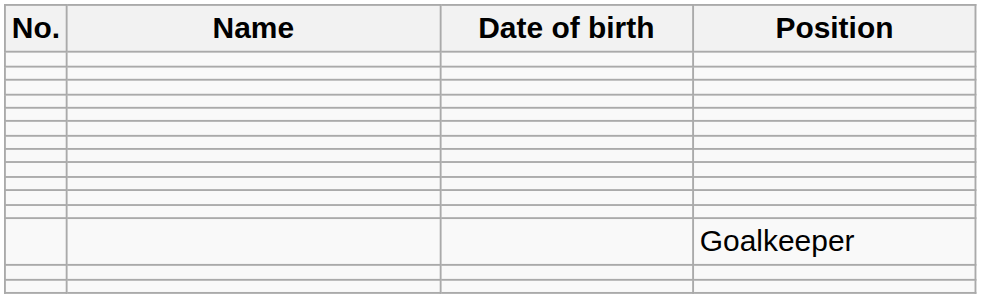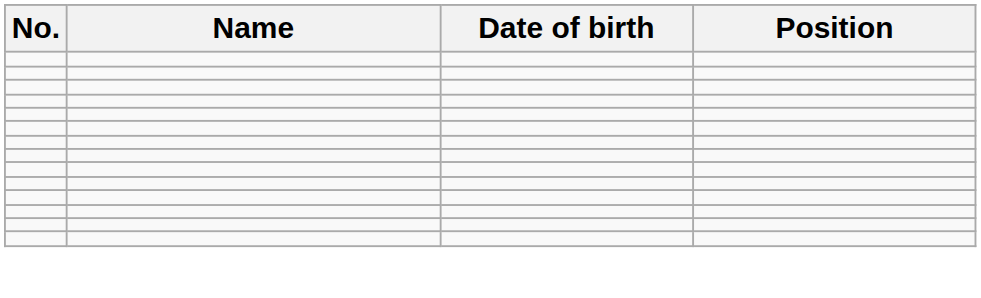- row: (36, 242)
